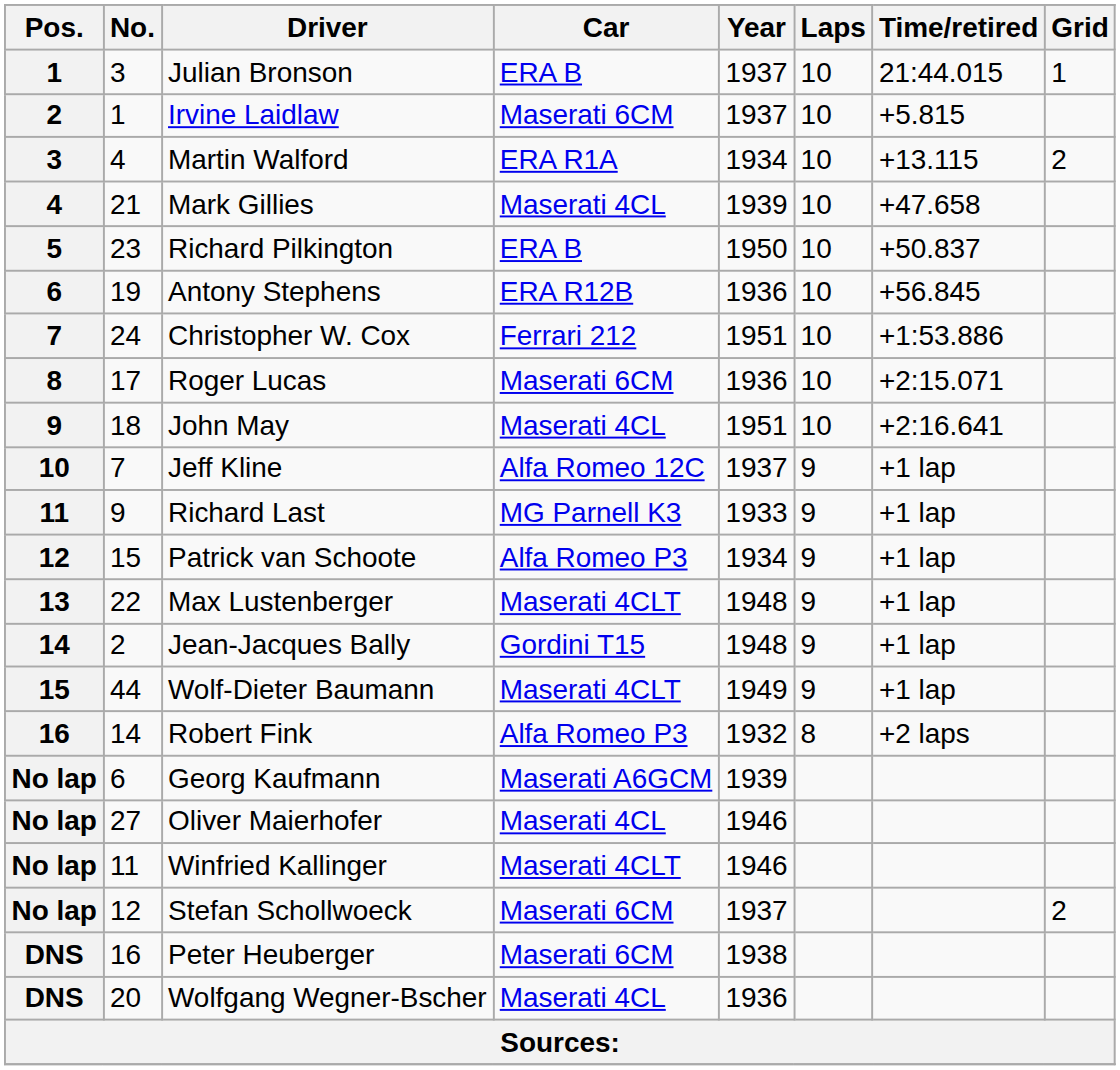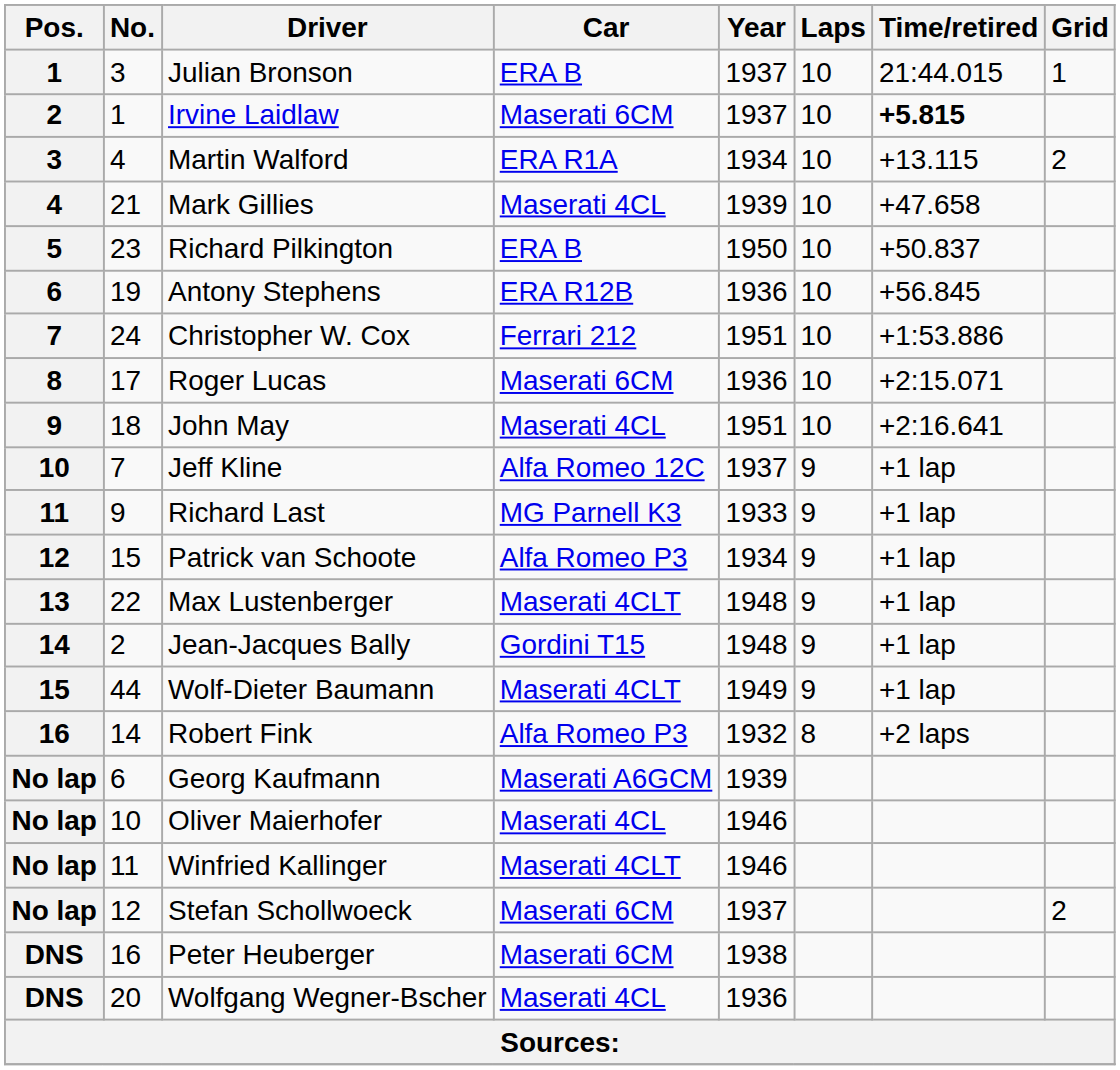(922, 116) normal -> (922, 116) bold
(125, 822) 27 -> (125, 822) 10
